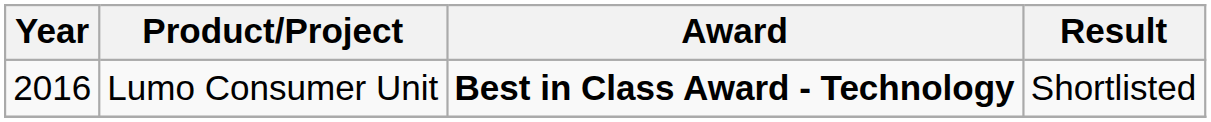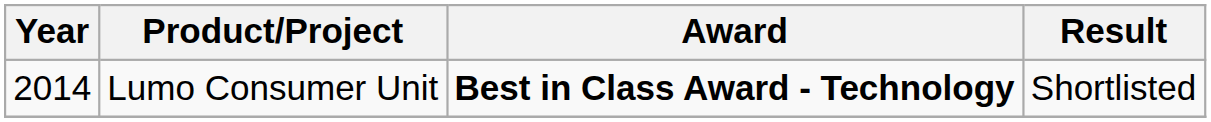(52, 87) 2016 -> (52, 87) 2014
